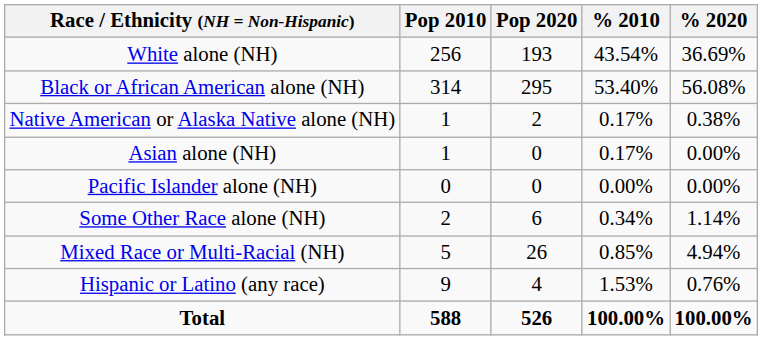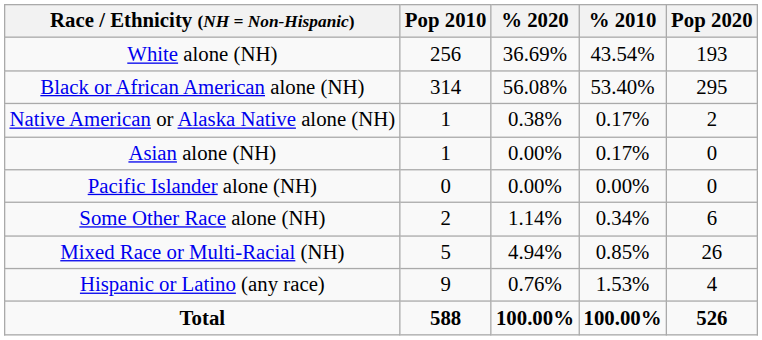columns swapped: (537, 20) <-> (714, 20)
